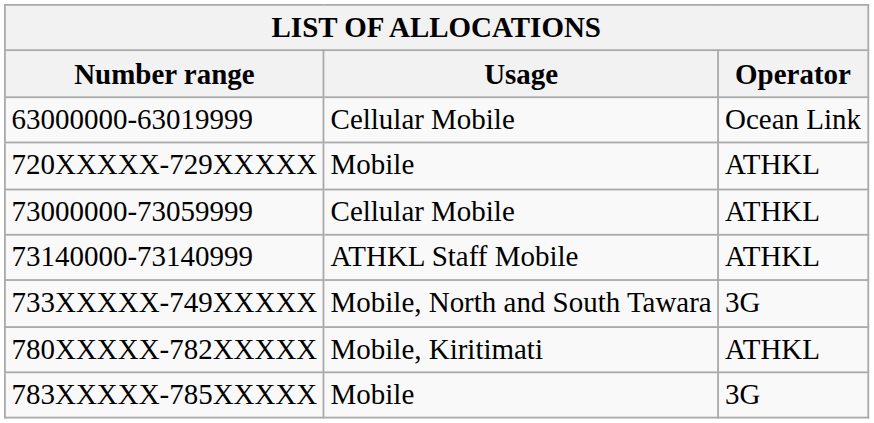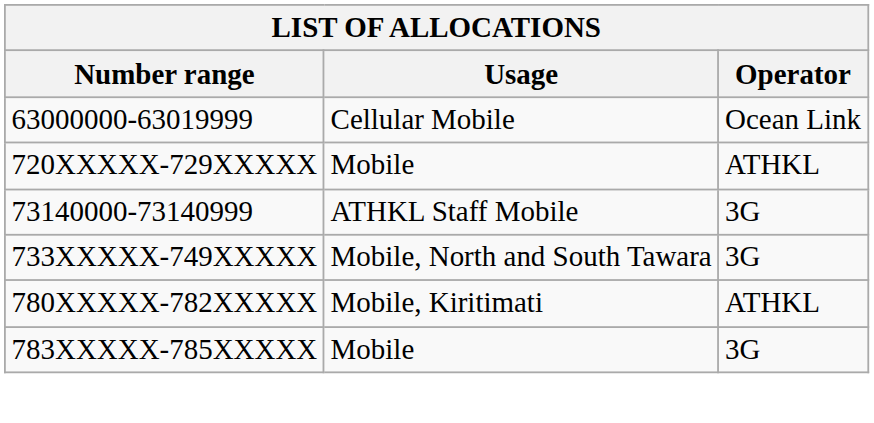- row: (132, 211)
(772, 257) ATHKL -> (743, 211) 3G
